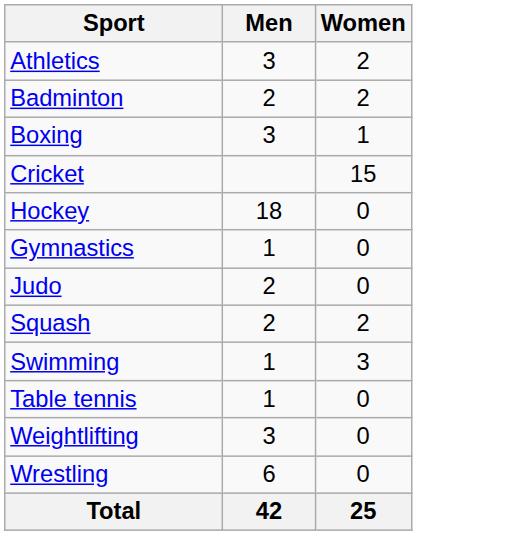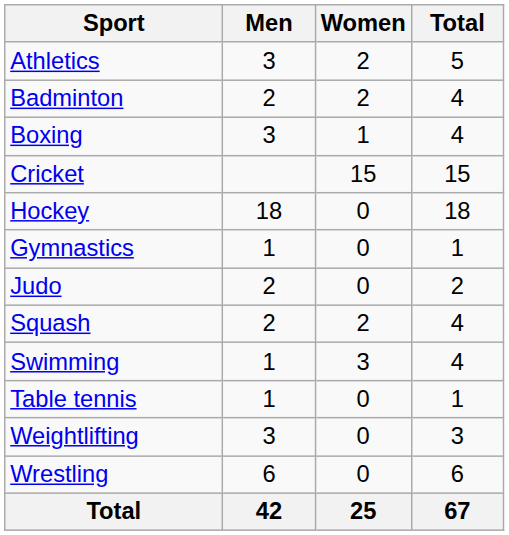+ column: (457, 23)
